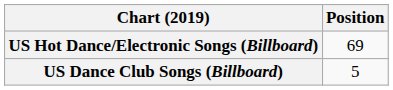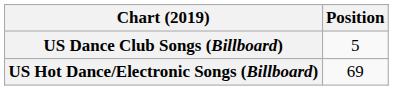rows swapped: (163, 71) <-> (163, 44)
